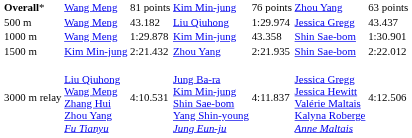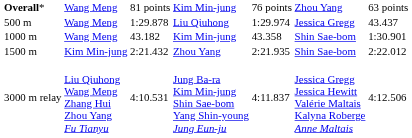(145, 22) 43.182 -> (149, 22) 1:29.878
(149, 37) 1:29.878 -> (145, 37) 43.182
